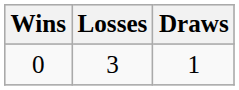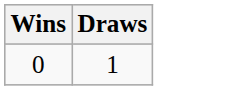- column: (112, 24)
